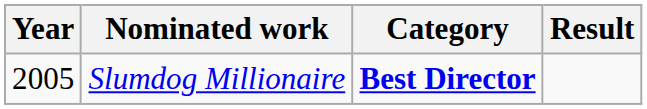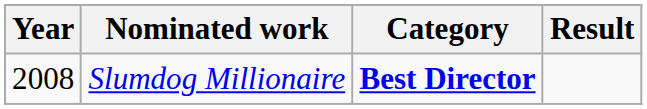(43, 78) 2005 -> (43, 78) 2008
